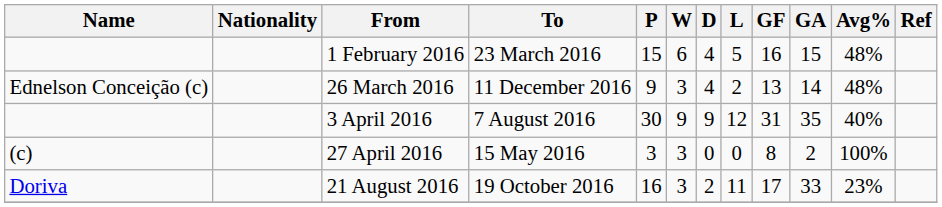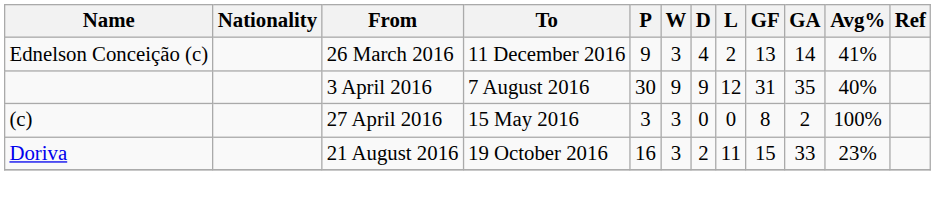- row: (395, 53)
(863, 86) 48% -> (858, 53) 41%
(771, 185) 17 -> (765, 152) 15
